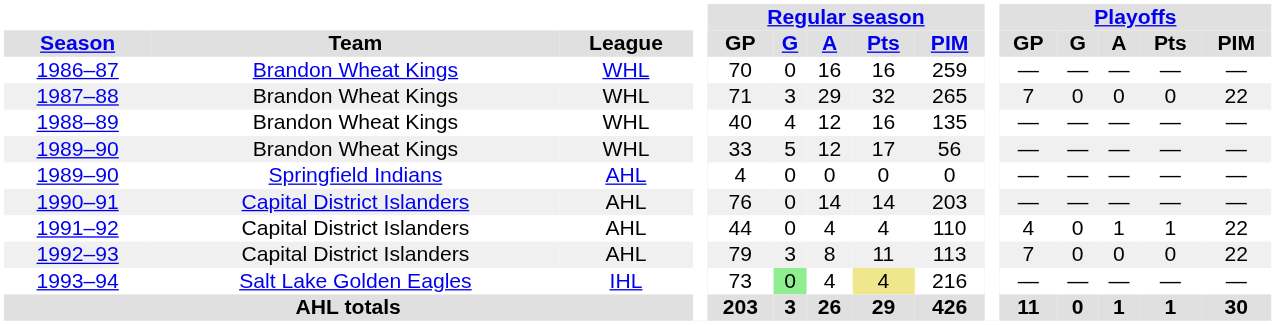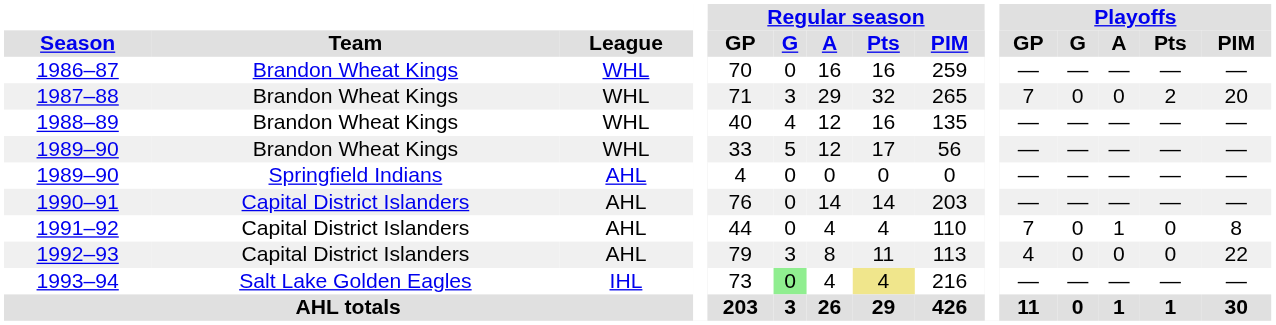(1170, 96) 0 -> (1170, 96) 2
(1236, 96) 22 -> (1236, 96) 20
(1028, 228) 4 -> (1028, 228) 7
(1170, 228) 1 -> (1170, 228) 0
(1236, 228) 22 -> (1236, 228) 8
(1028, 254) 7 -> (1028, 254) 4
